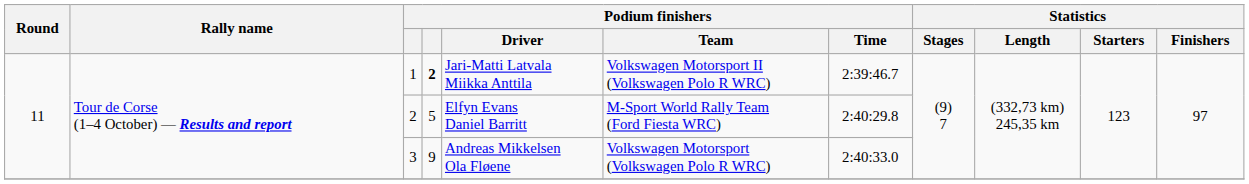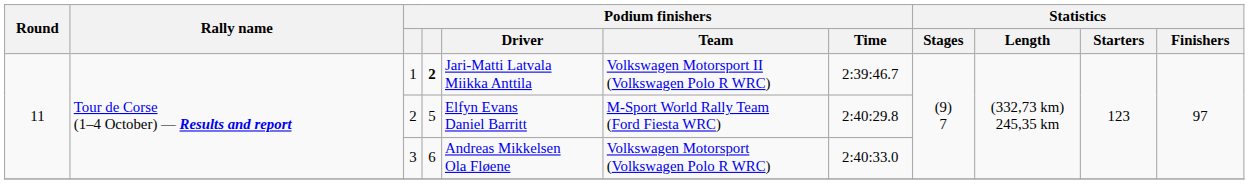(432, 157) 9 -> (432, 157) 6
